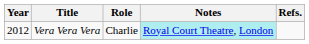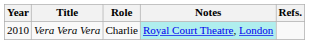(18, 30) 2012 -> (18, 30) 2010
